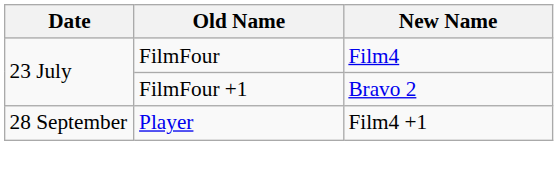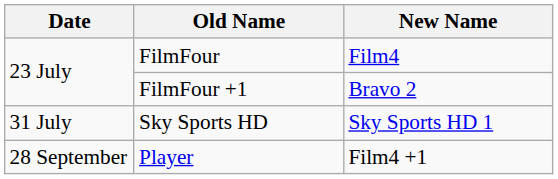+ row: (204, 122)
